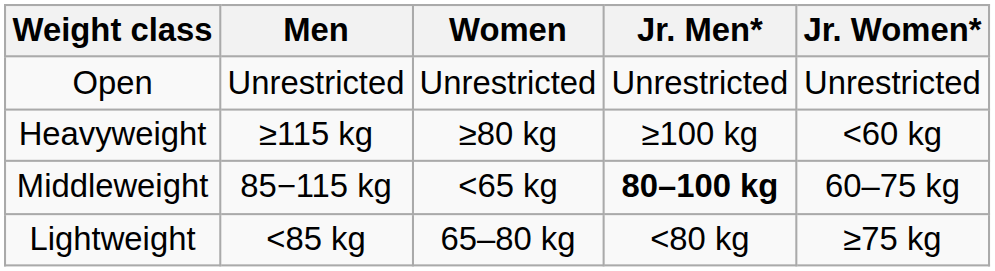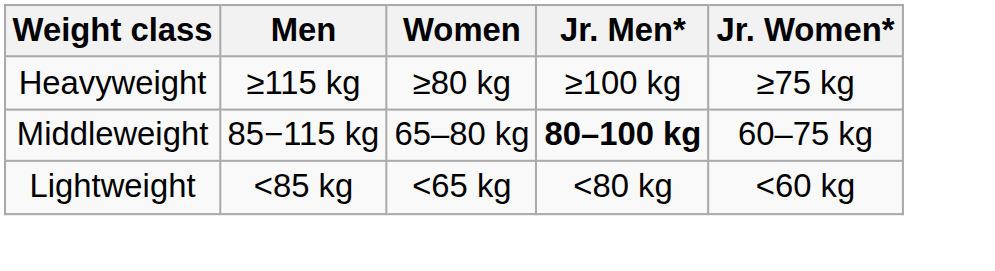- row: (113, 82)
(892, 134) <60 kg -> (806, 82) ≥75 kg
(508, 186) <65 kg -> (462, 134) 65–80 kg
(508, 238) 65–80 kg -> (462, 186) <65 kg
(892, 238) ≥75 kg -> (806, 186) <60 kg
